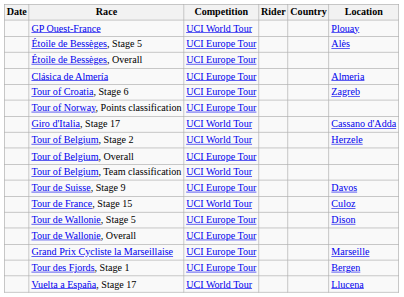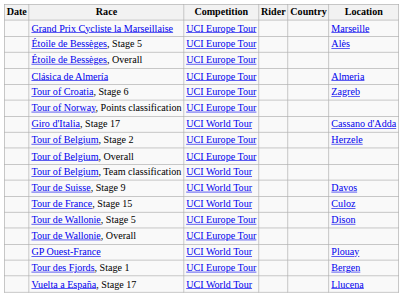rows swapped: (102, 252) <-> (66, 28)
(219, 140) UCI World Tour -> (221, 140) UCI Europe Tour
(221, 188) UCI Europe Tour -> (219, 188) UCI World Tour
